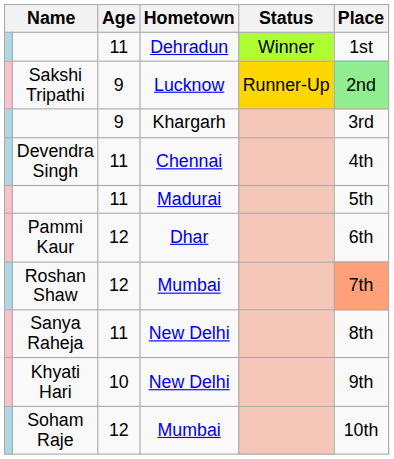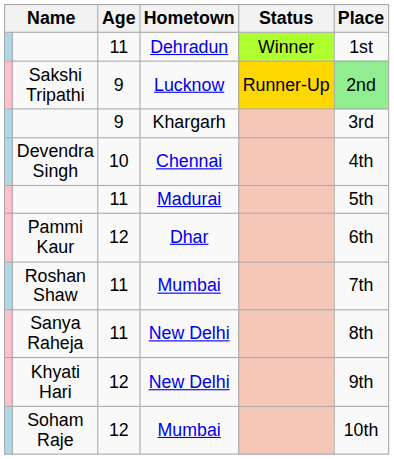(119, 161) 11 -> (119, 161) 10
(119, 285) 12 -> (119, 285) 11
(361, 285) lightsalmon background -> (361, 285) no background
(119, 381) 10 -> (119, 381) 12
